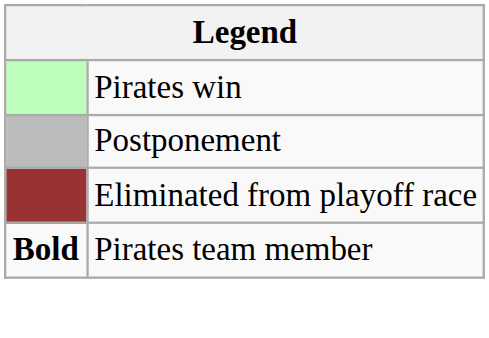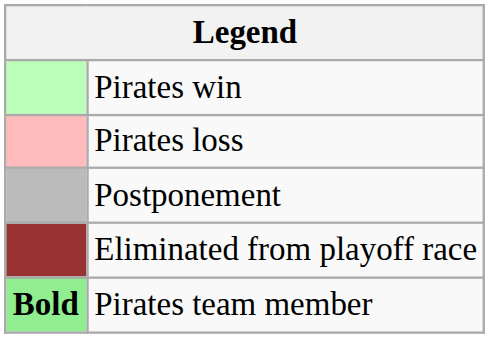+ row: (169, 140)
(46, 249) no background -> (46, 304) lightgreen background
